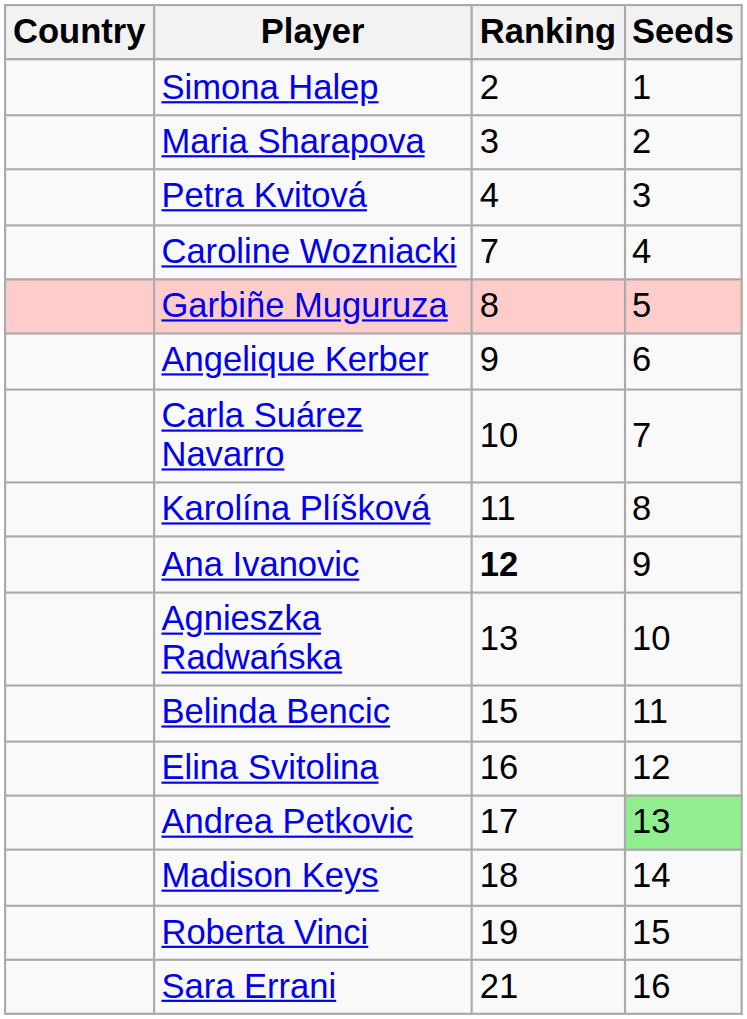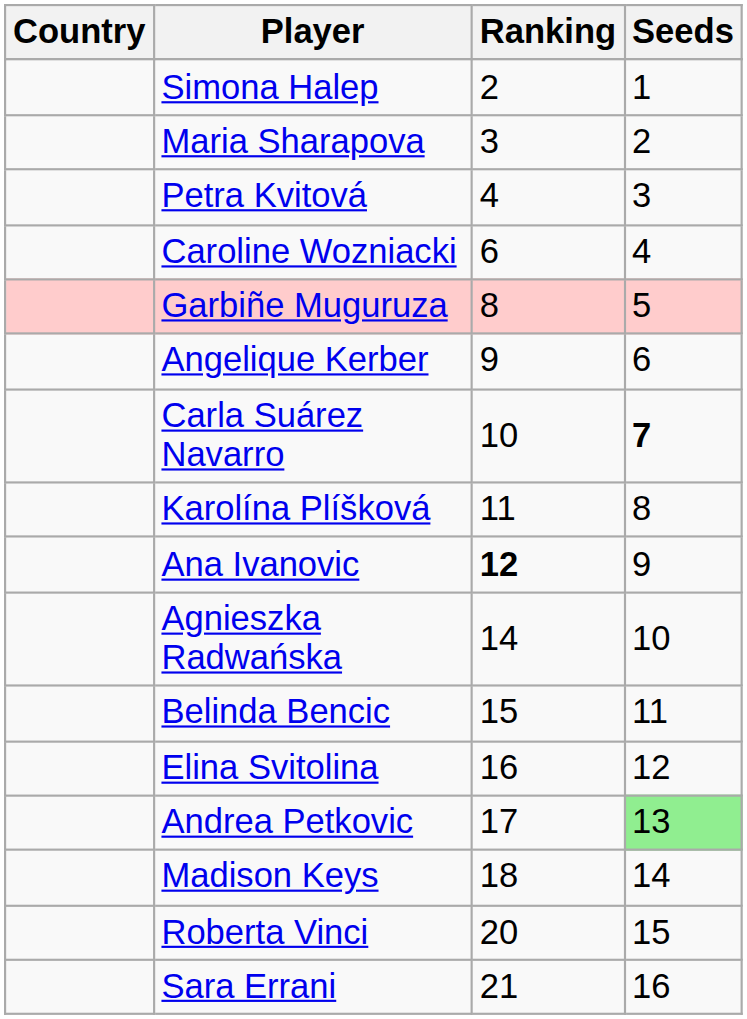(489, 251) 7 -> (489, 251) 6
(642, 435) normal -> (642, 435) bold
(499, 638) 13 -> (499, 638) 14
(499, 931) 19 -> (499, 931) 20
